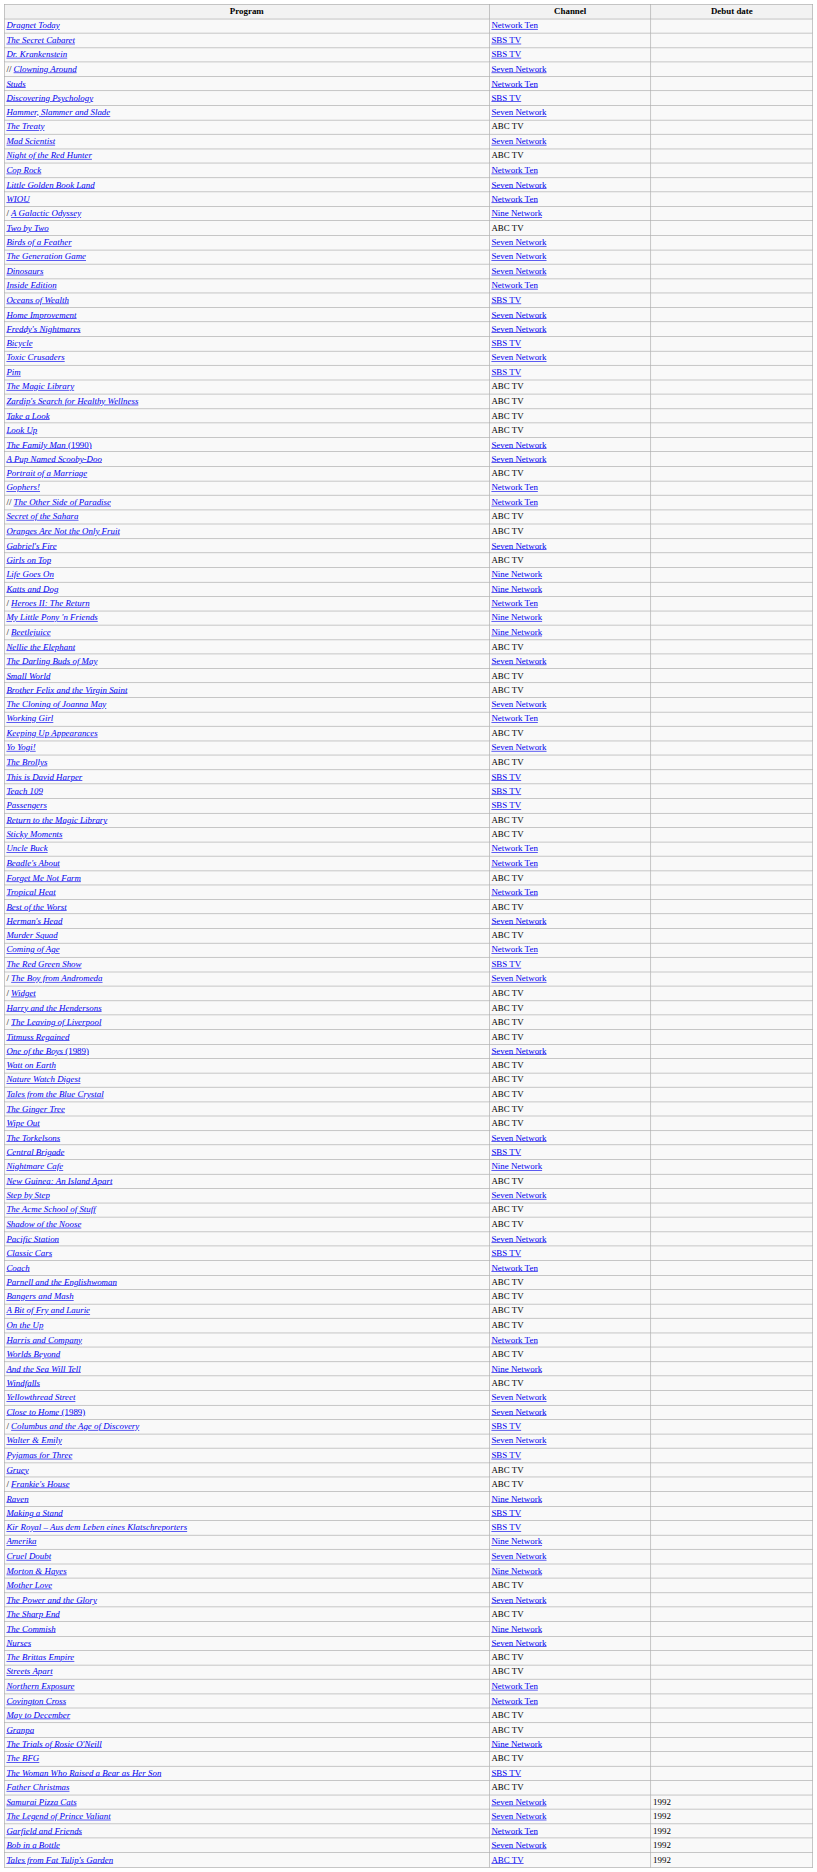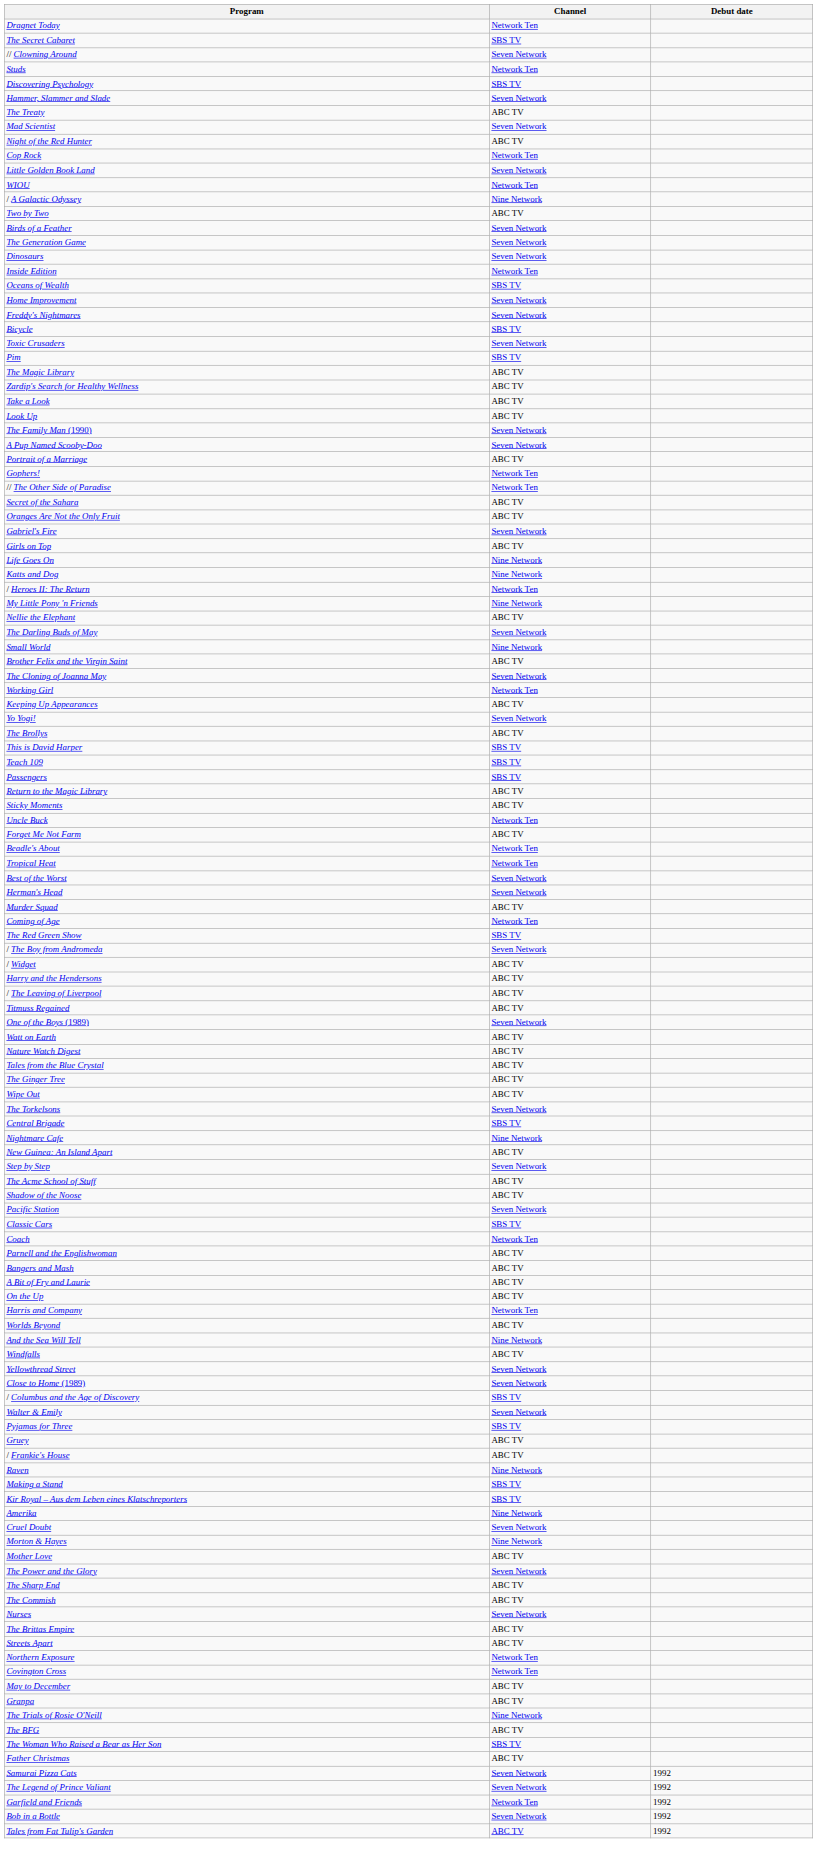- row: (37, 54)
- row: (29, 632)
(508, 675) ABC TV -> (517, 646) Nine Network
rows swapped: (33, 863) <-> (44, 878)
(508, 906) ABC TV -> (519, 878) Seven Network
(517, 1628) Nine Network -> (508, 1600) ABC TV
